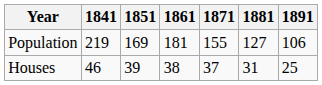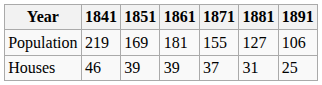(172, 67) 38 -> (172, 67) 39
